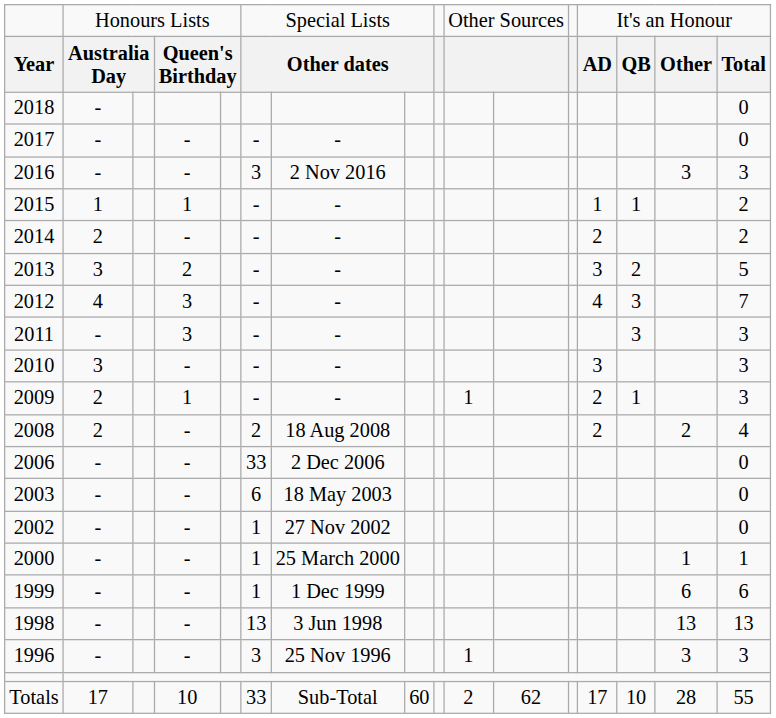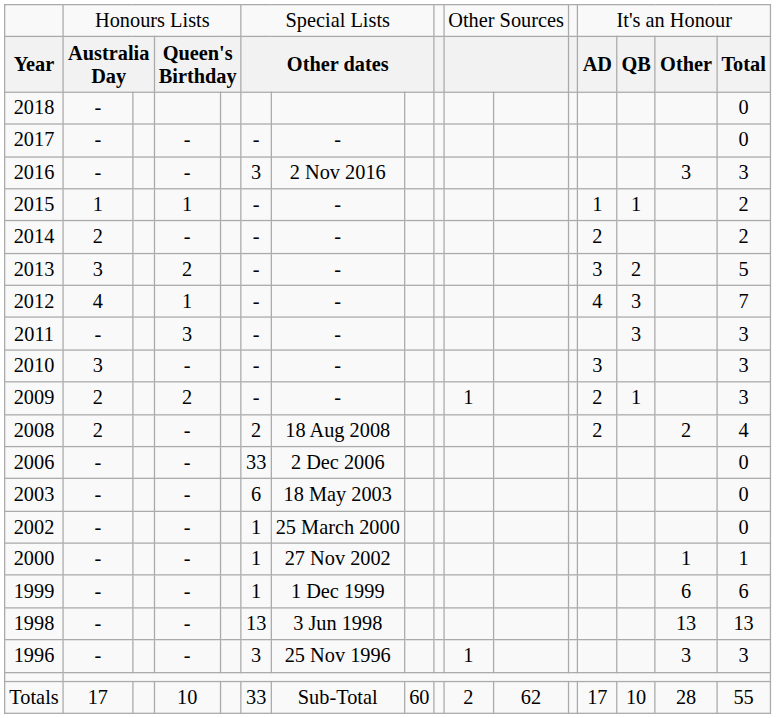(187, 301) 3 -> (187, 301) 1
(187, 397) 1 -> (187, 397) 2
(338, 526) 27 Nov 2002 -> (338, 526) 25 March 2000
(338, 559) 25 March 2000 -> (338, 559) 27 Nov 2002
